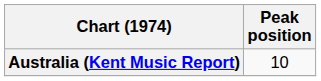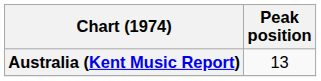(280, 62) 10 -> (280, 62) 13
